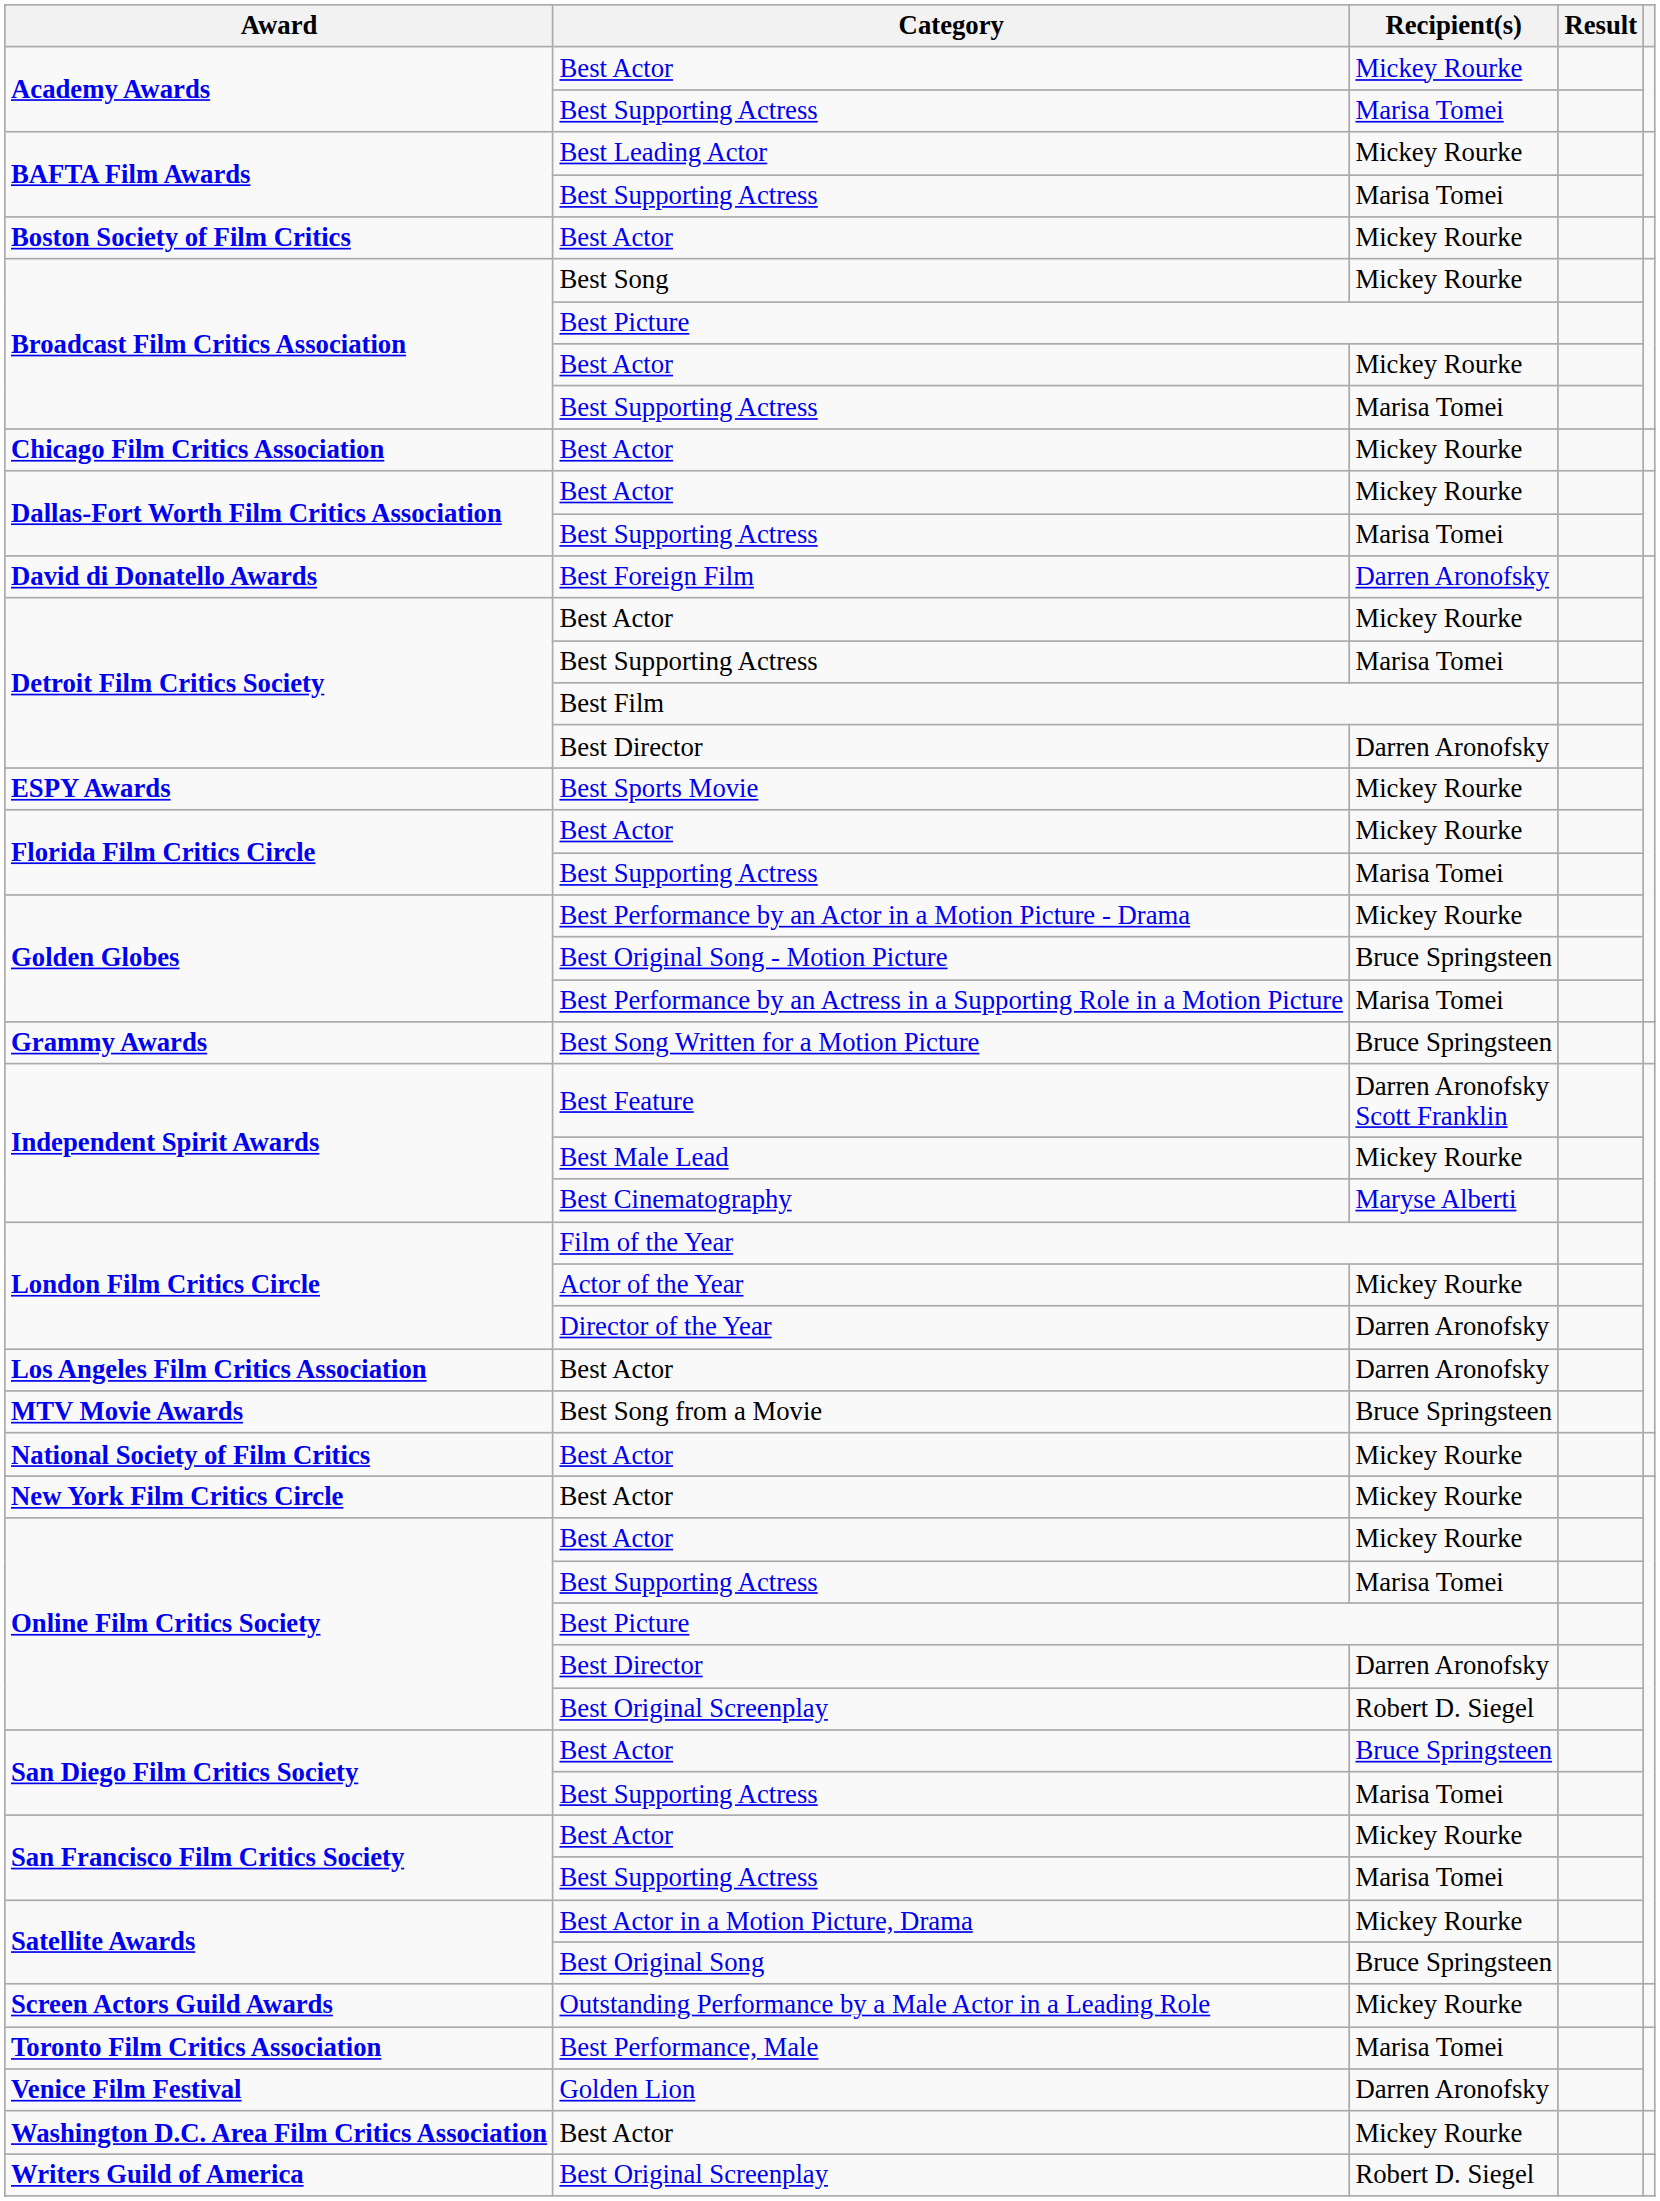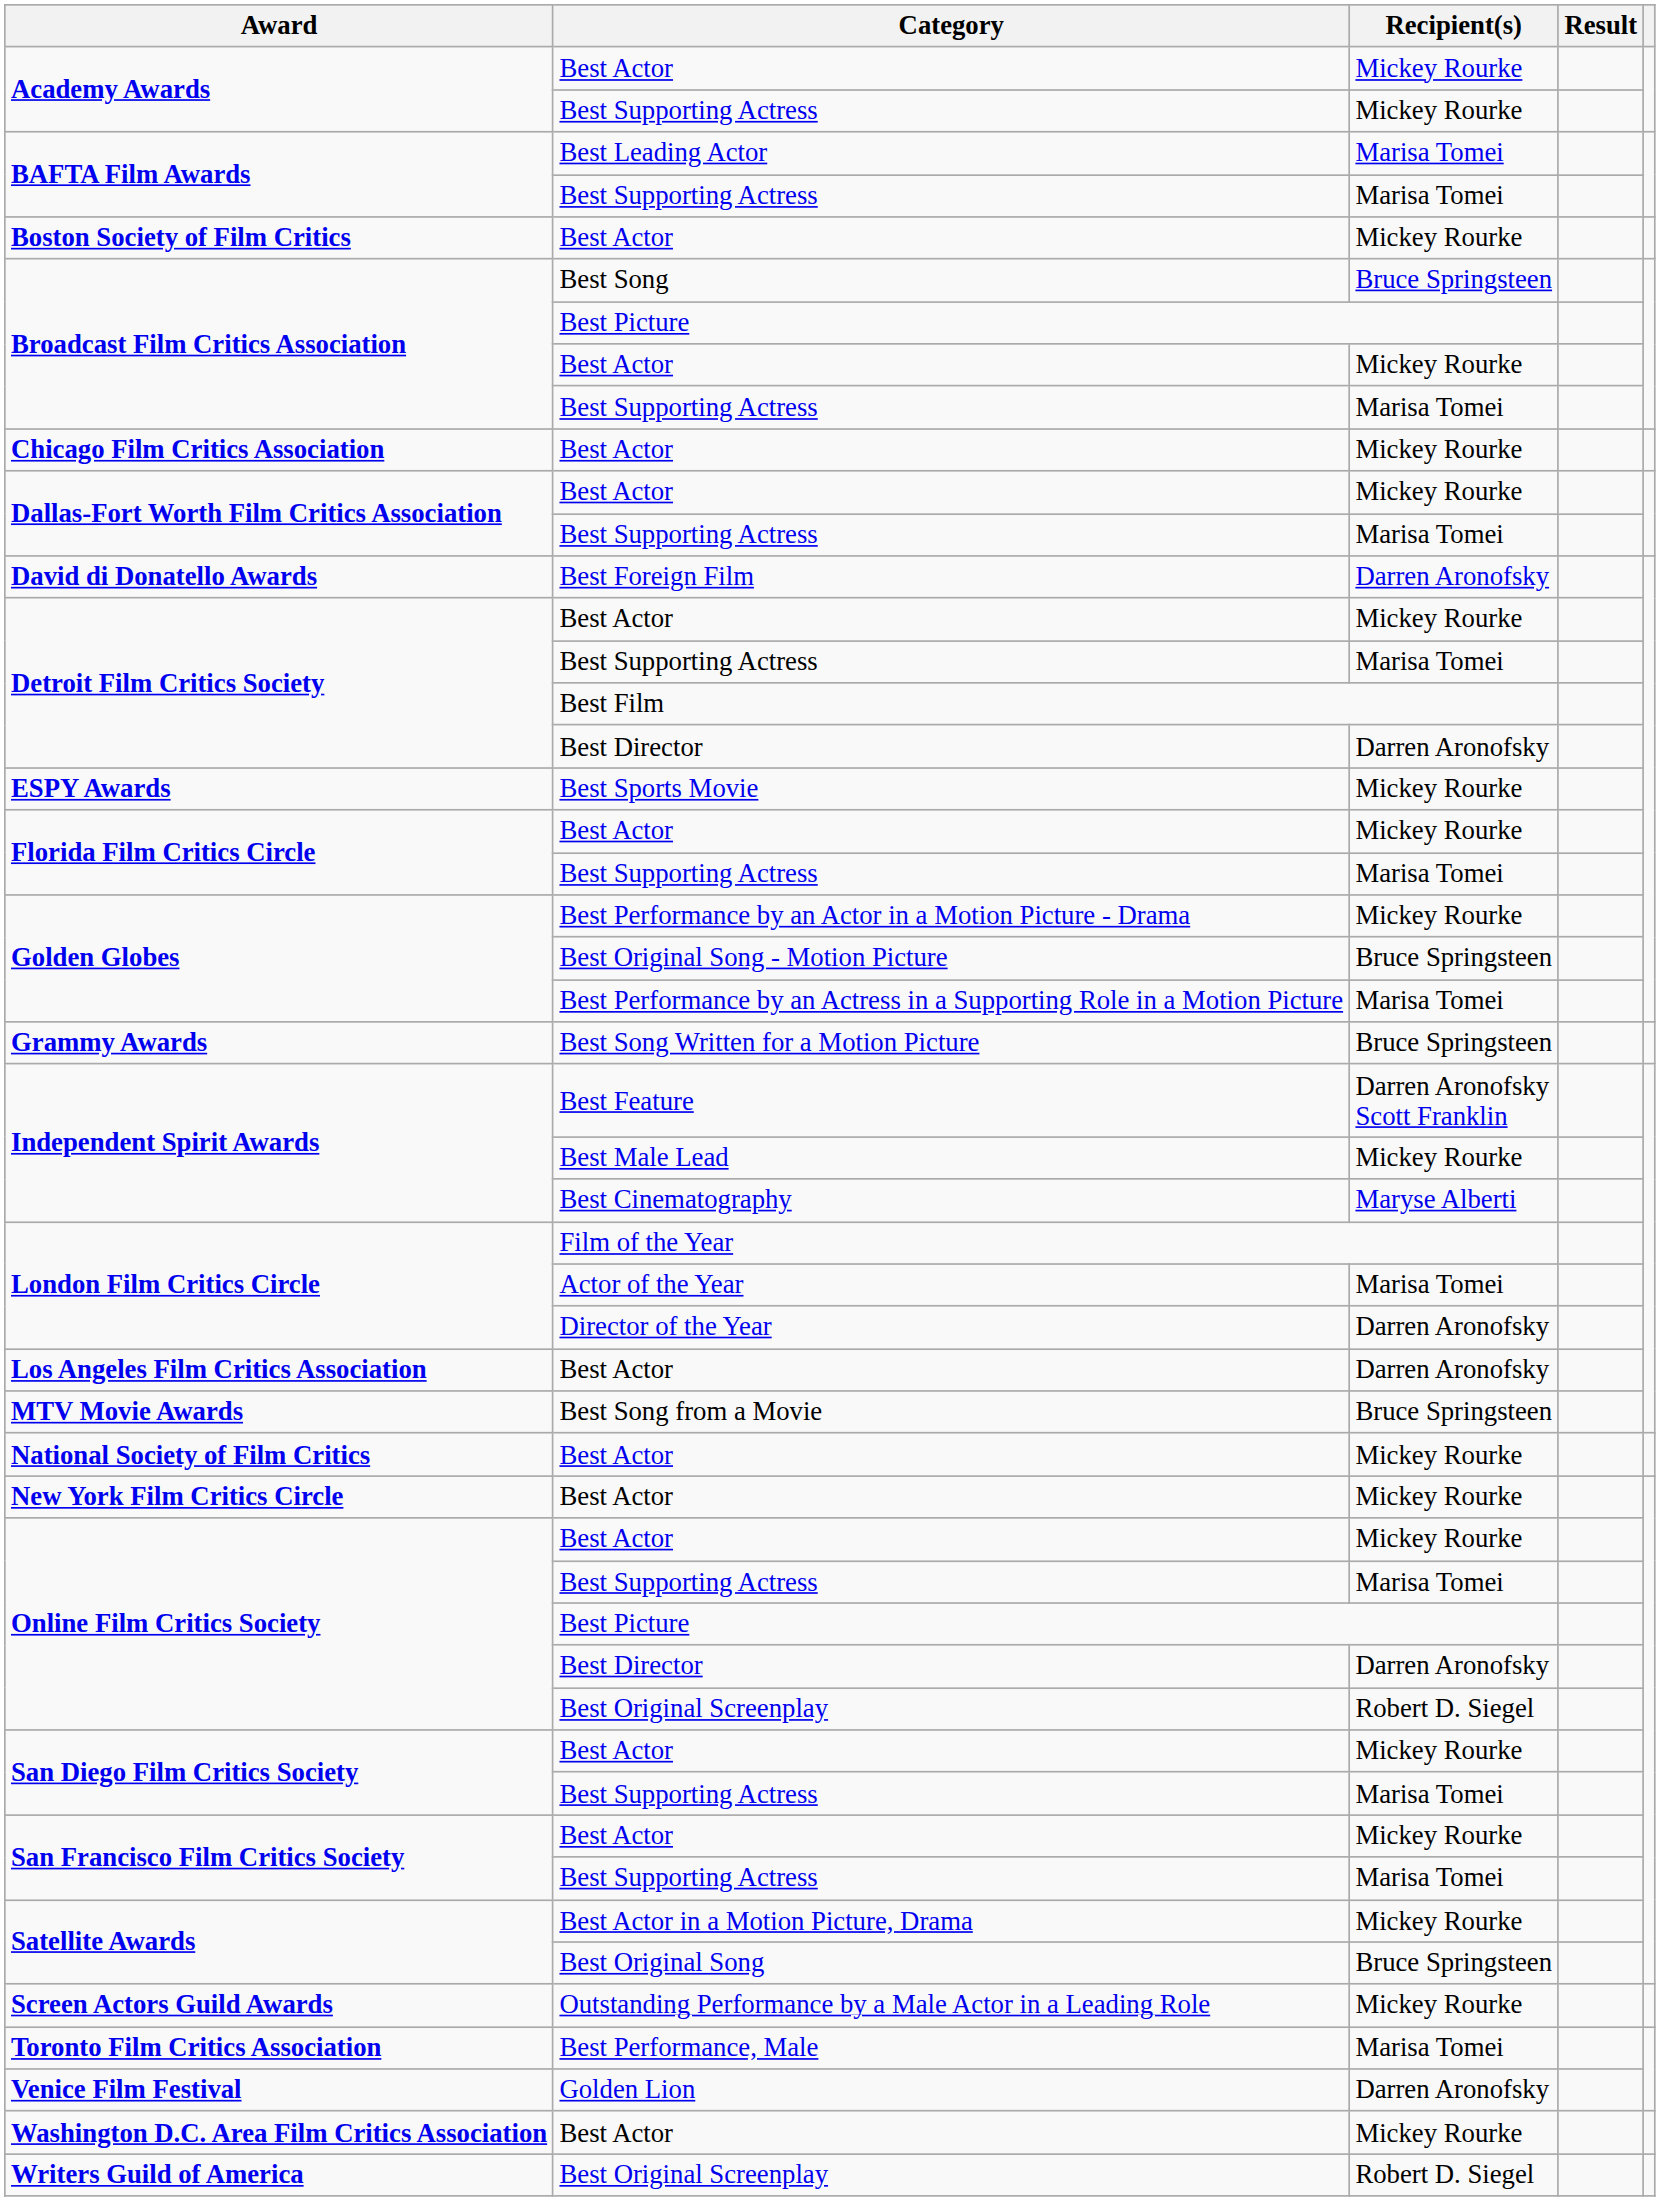(1430, 110) Marisa Tomei -> (1439, 110) Mickey Rourke
(1439, 152) Mickey Rourke -> (1430, 152) Marisa Tomei
(1439, 279) Mickey Rourke -> (1454, 279) Bruce Springsteen
(1439, 1284) Mickey Rourke -> (1430, 1284) Marisa Tomei
(1454, 1750) Bruce Springsteen -> (1439, 1750) Mickey Rourke
